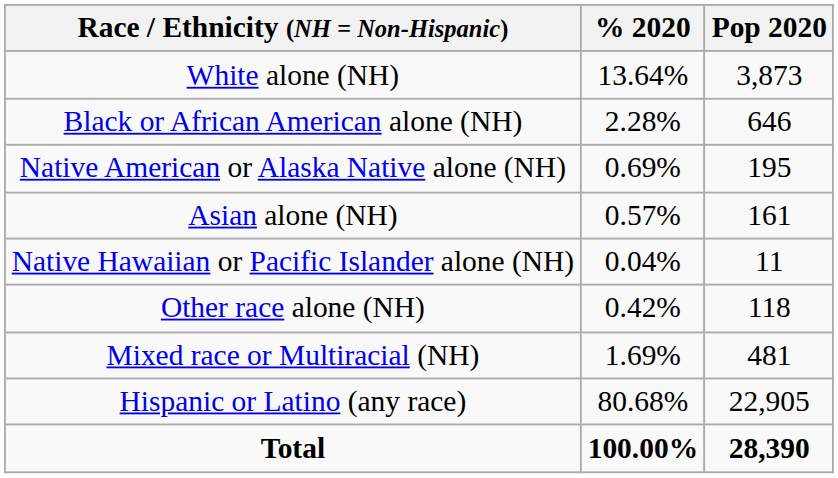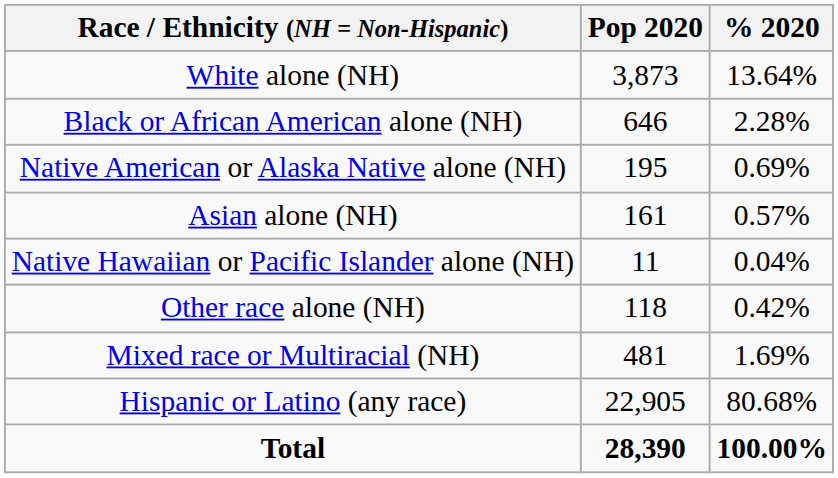columns swapped: (769, 27) <-> (643, 27)
